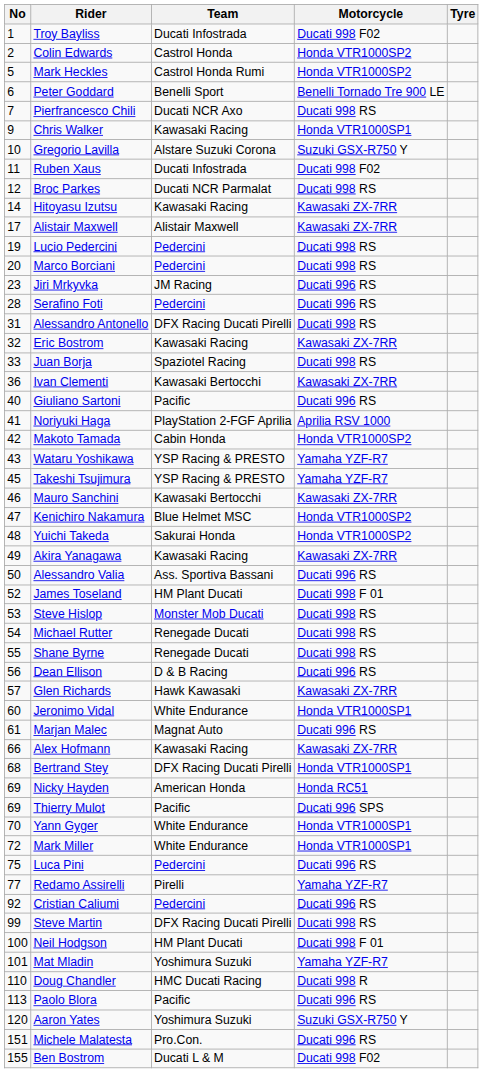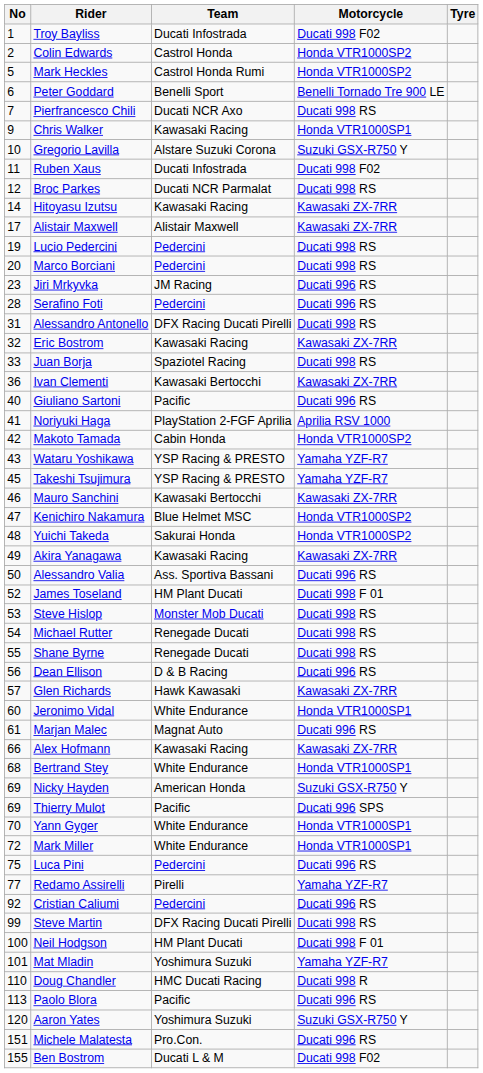(223, 769) DFX Racing Ducati Pirelli -> (201, 769) White Endurance
(333, 788) Honda RC51 -> (352, 788) Suzuki GSX-R750 Y
